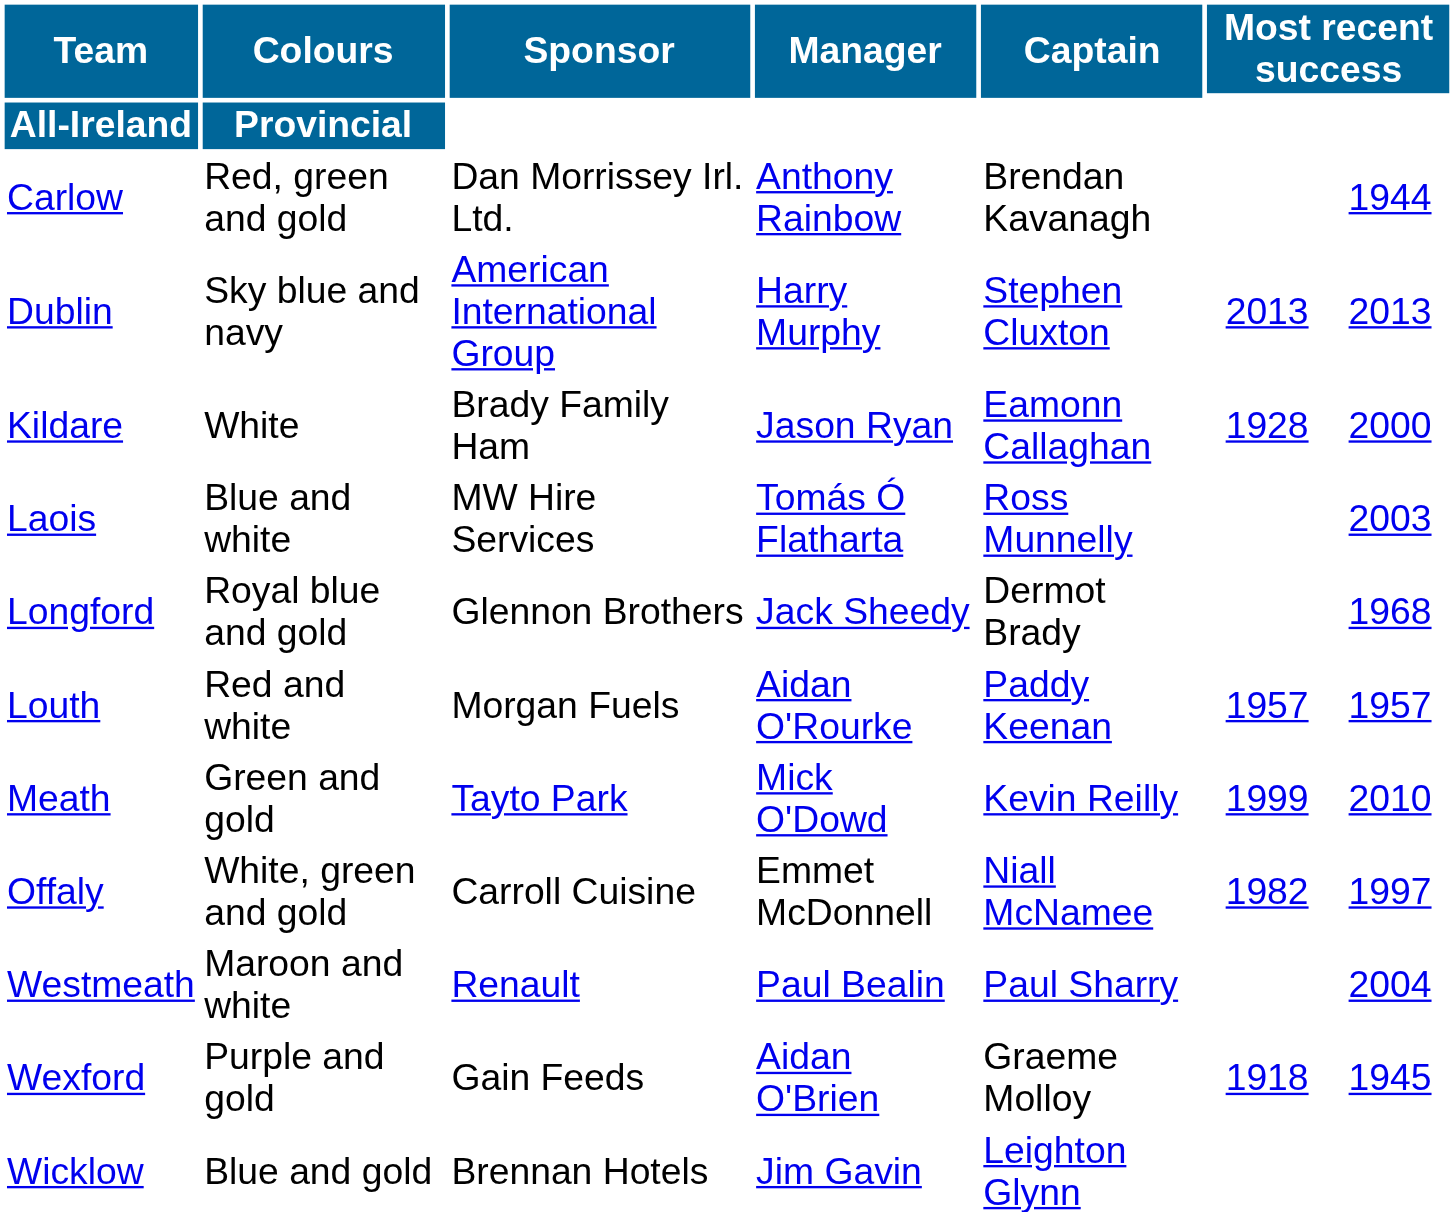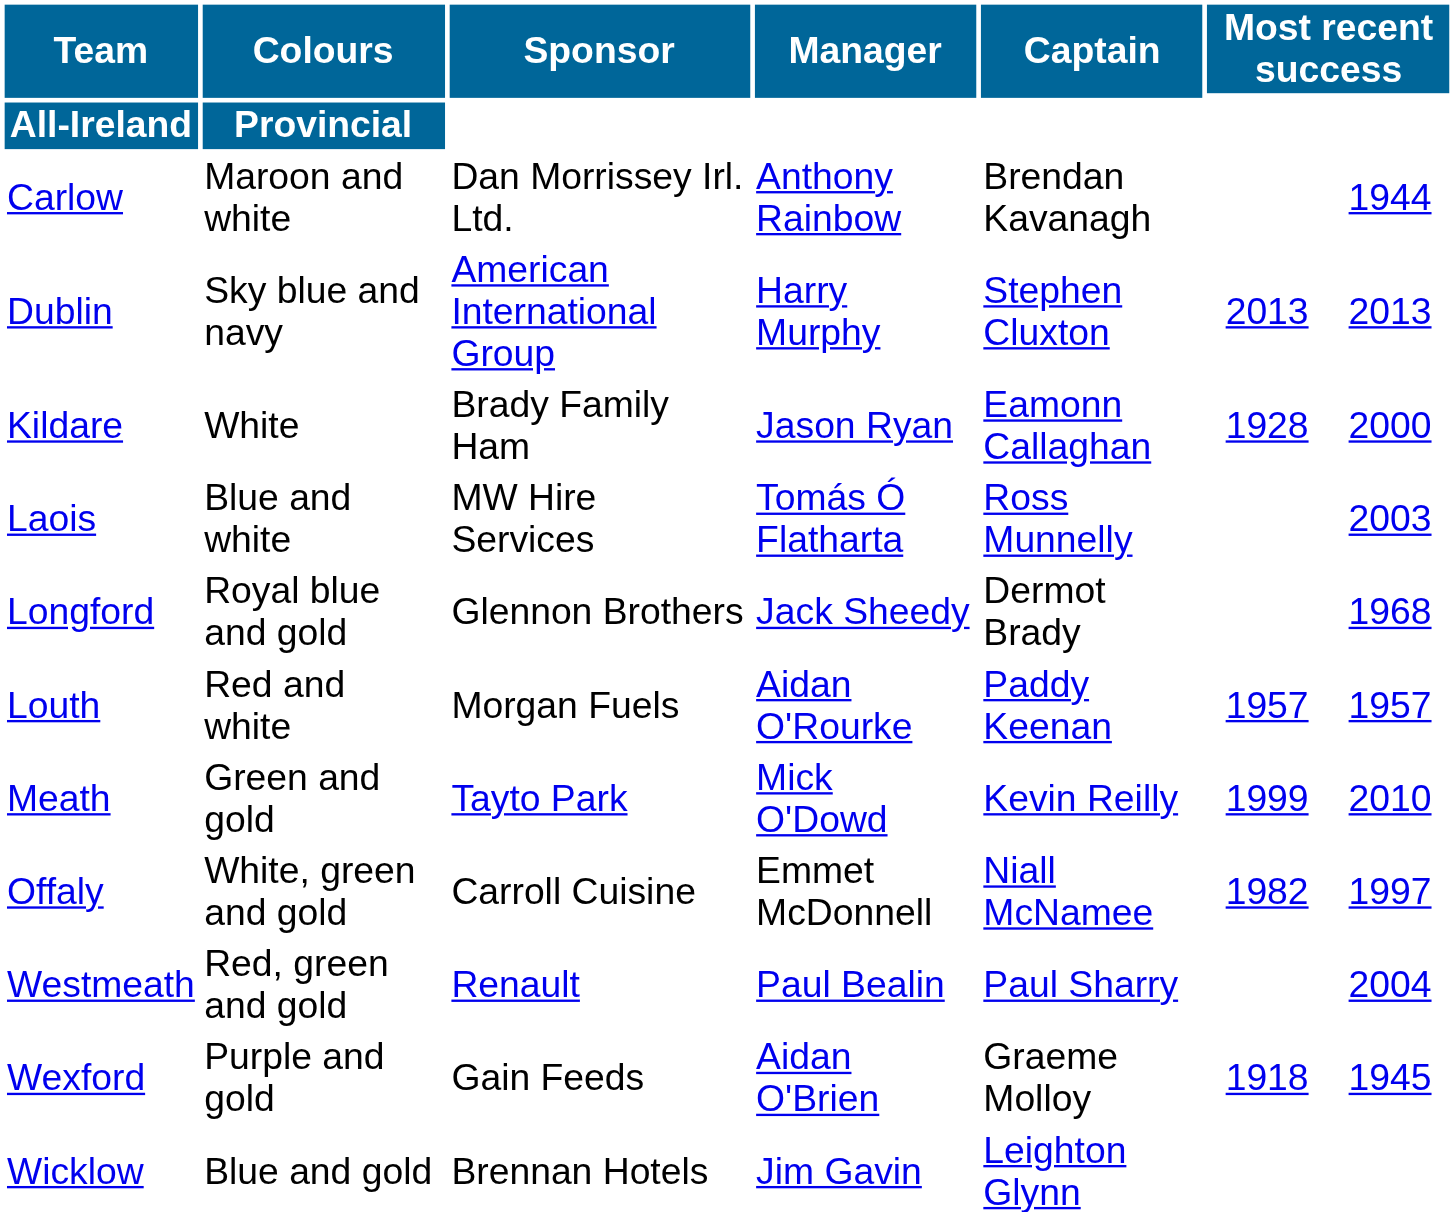(296, 197) Red, green and gold -> (304, 197) Maroon and white
(304, 984) Maroon and white -> (296, 984) Red, green and gold
